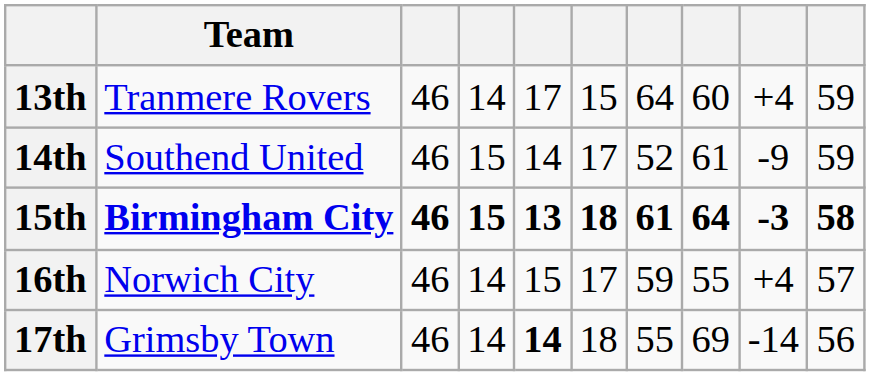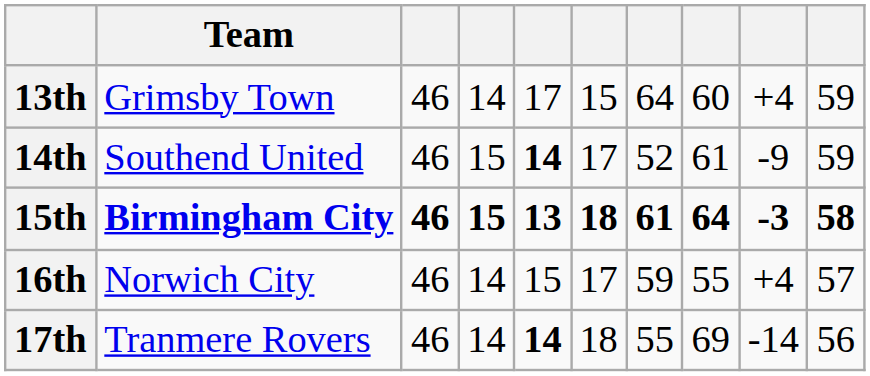(237, 95) Tranmere Rovers -> (219, 95) Grimsby Town
(543, 156) normal -> (542, 156) bold
(219, 339) Grimsby Town -> (237, 339) Tranmere Rovers
